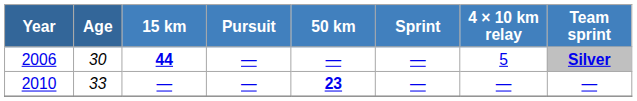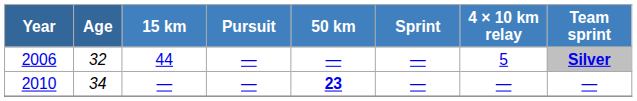(98, 59) 30 -> (98, 59) 32
(164, 59) bold -> (164, 59) normal
(98, 84) 33 -> (98, 84) 34
